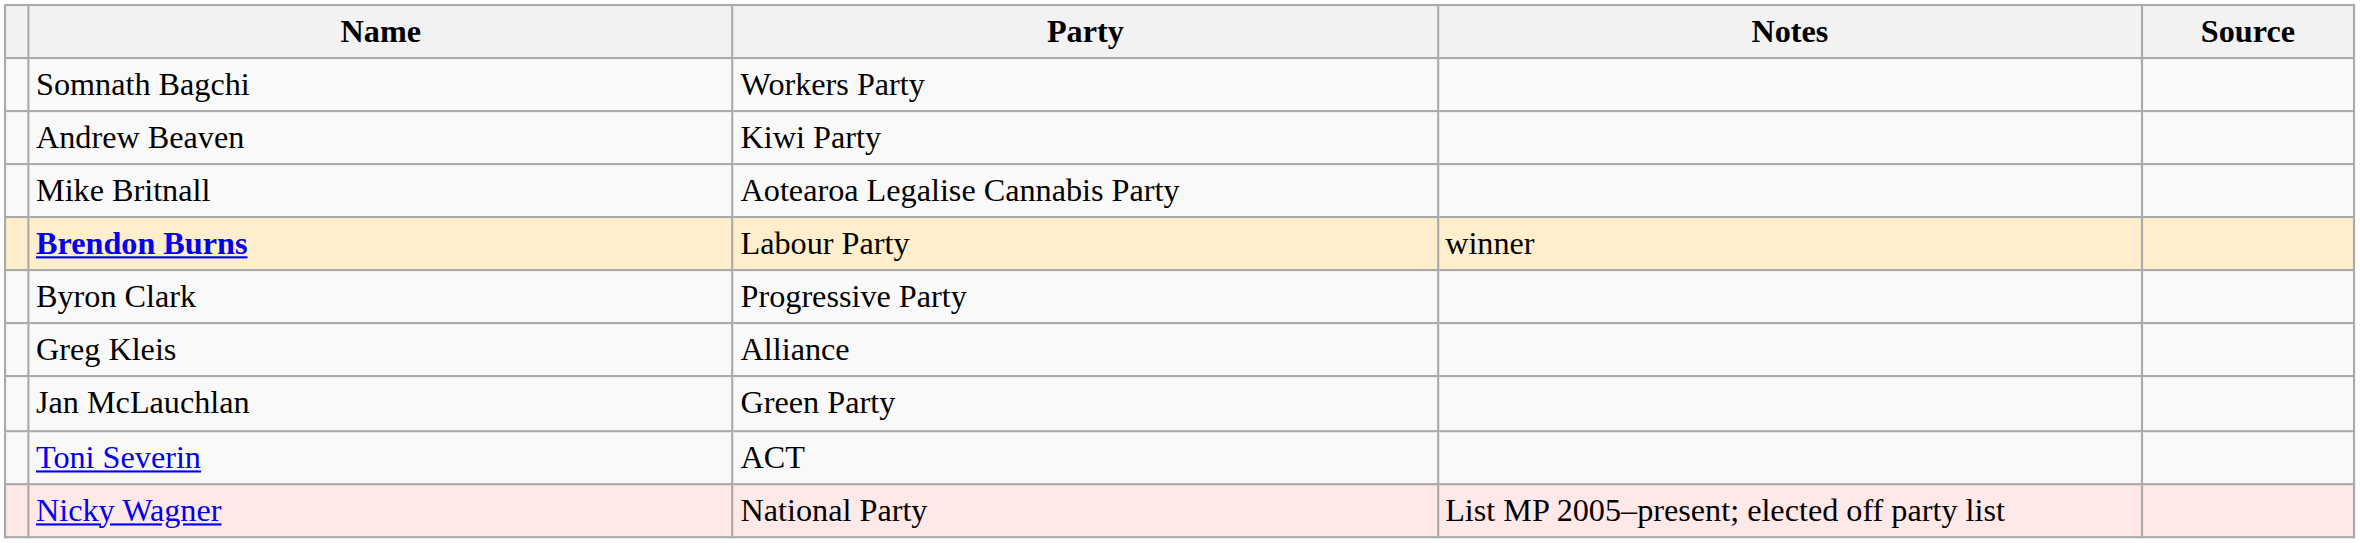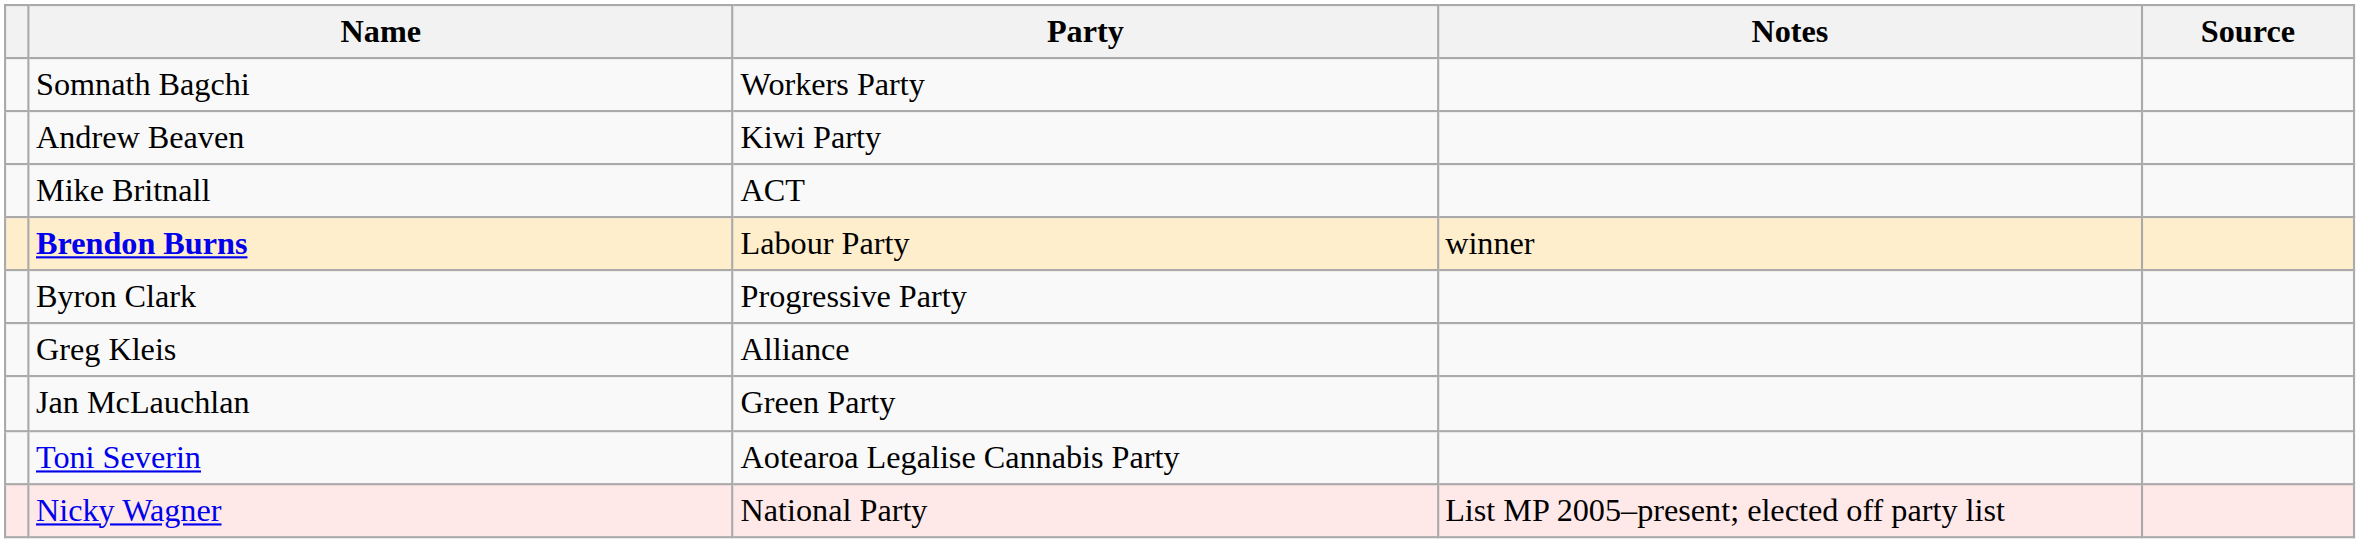(960, 190) Aotearoa Legalise Cannabis Party -> (773, 190) ACT
(773, 456) ACT -> (960, 456) Aotearoa Legalise Cannabis Party
